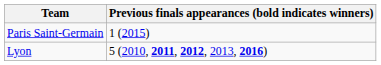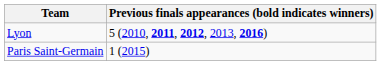rows swapped: (19, 51) <-> (55, 32)
